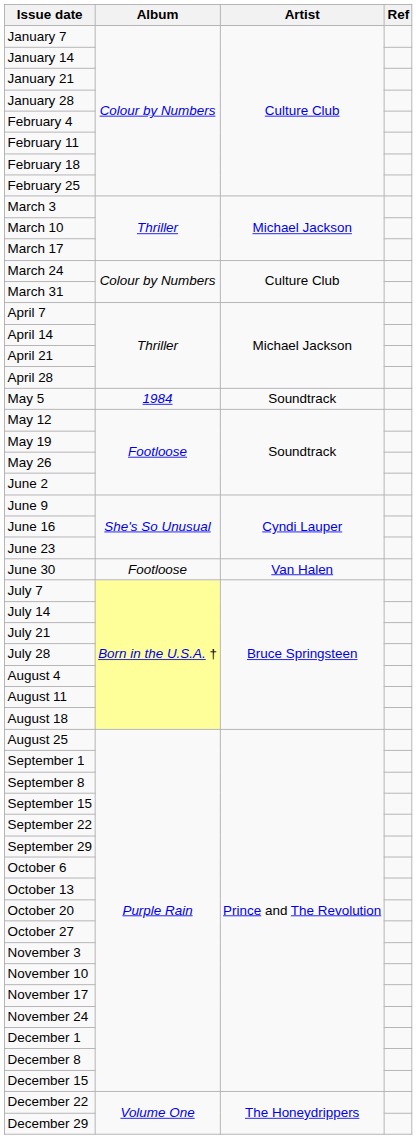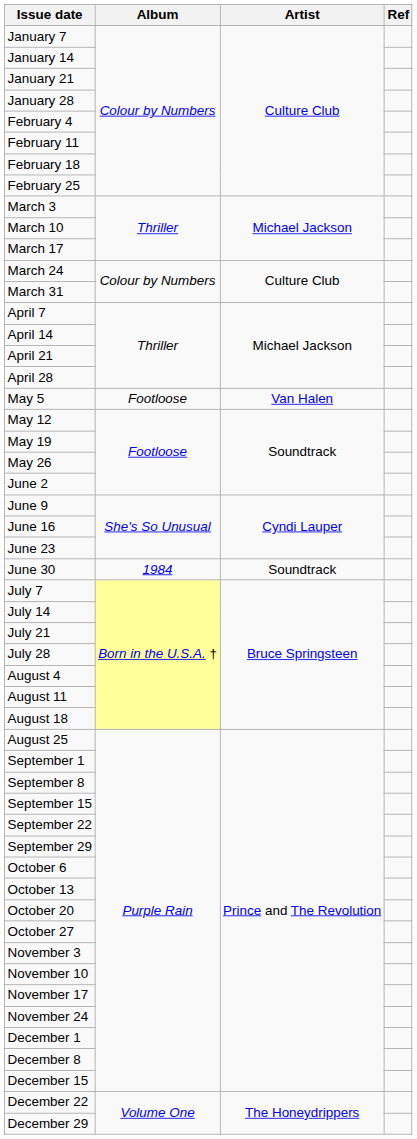(158, 398) 1984 -> (158, 398) Footloose
(302, 398) Soundtrack -> (302, 398) Van Halen
(158, 569) Footloose -> (158, 569) 1984
(302, 569) Van Halen -> (302, 569) Soundtrack
